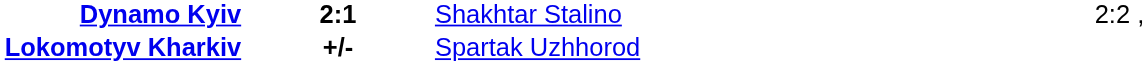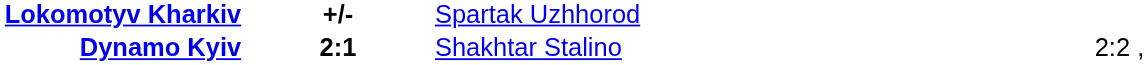rows swapped: (123, 48) <-> (160, 14)
